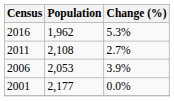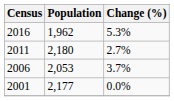(60, 50) 2,108 -> (60, 50) 2,180
(119, 68) 3.9% -> (119, 68) 3.7%
